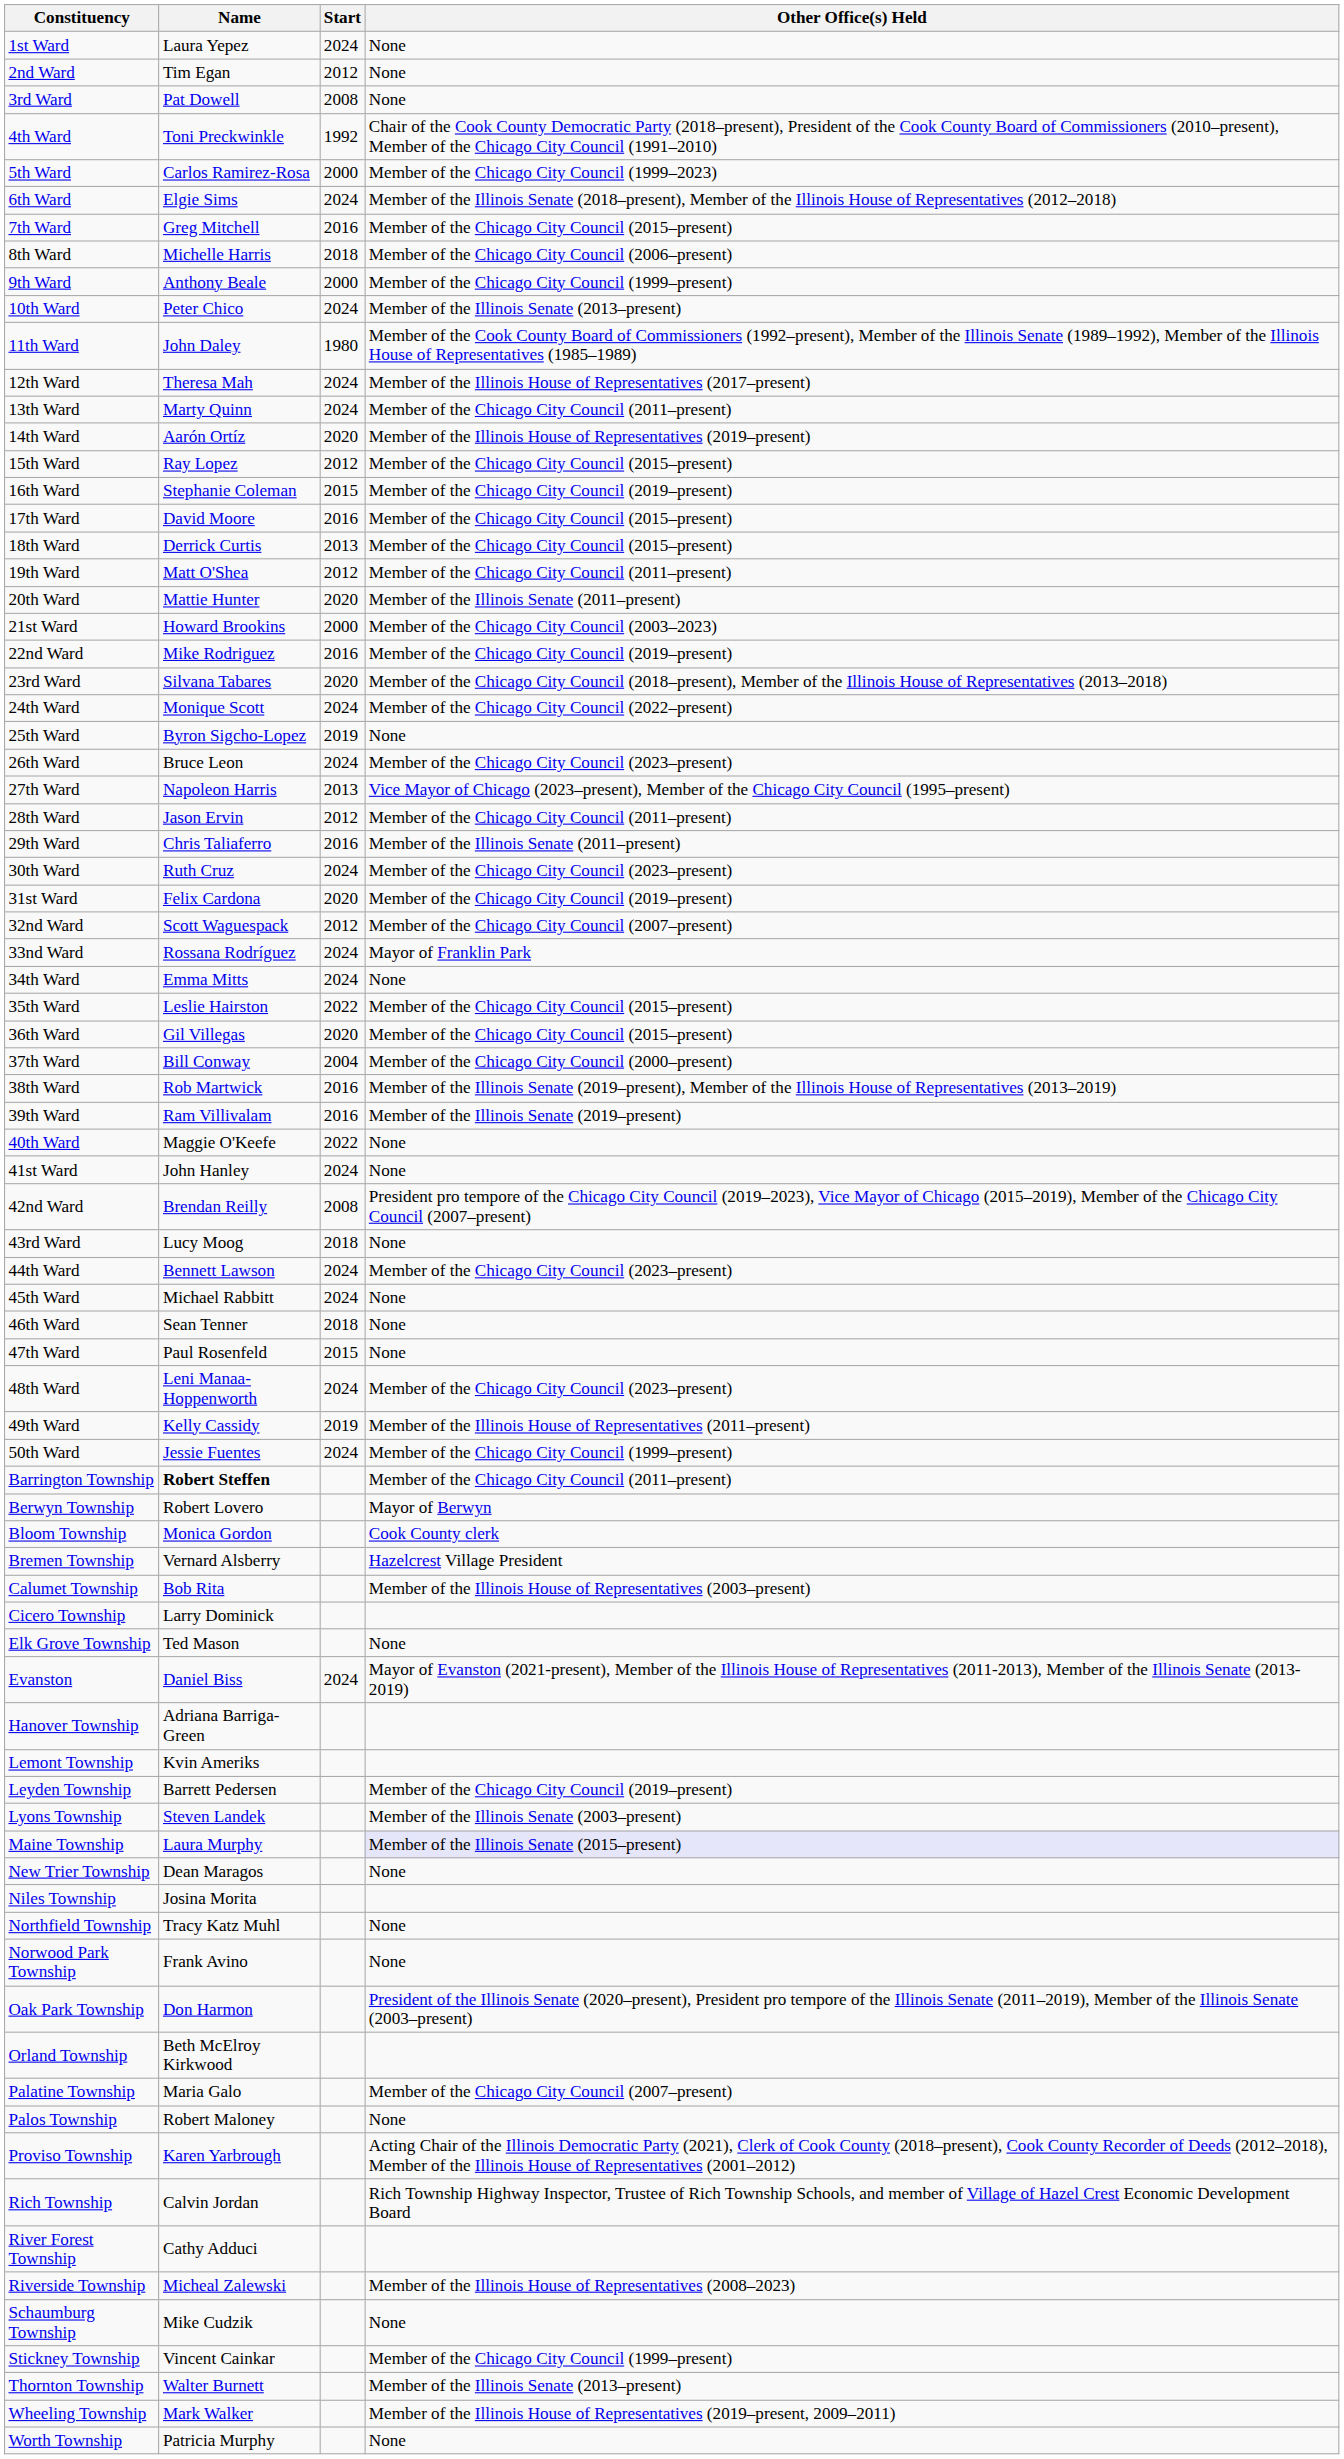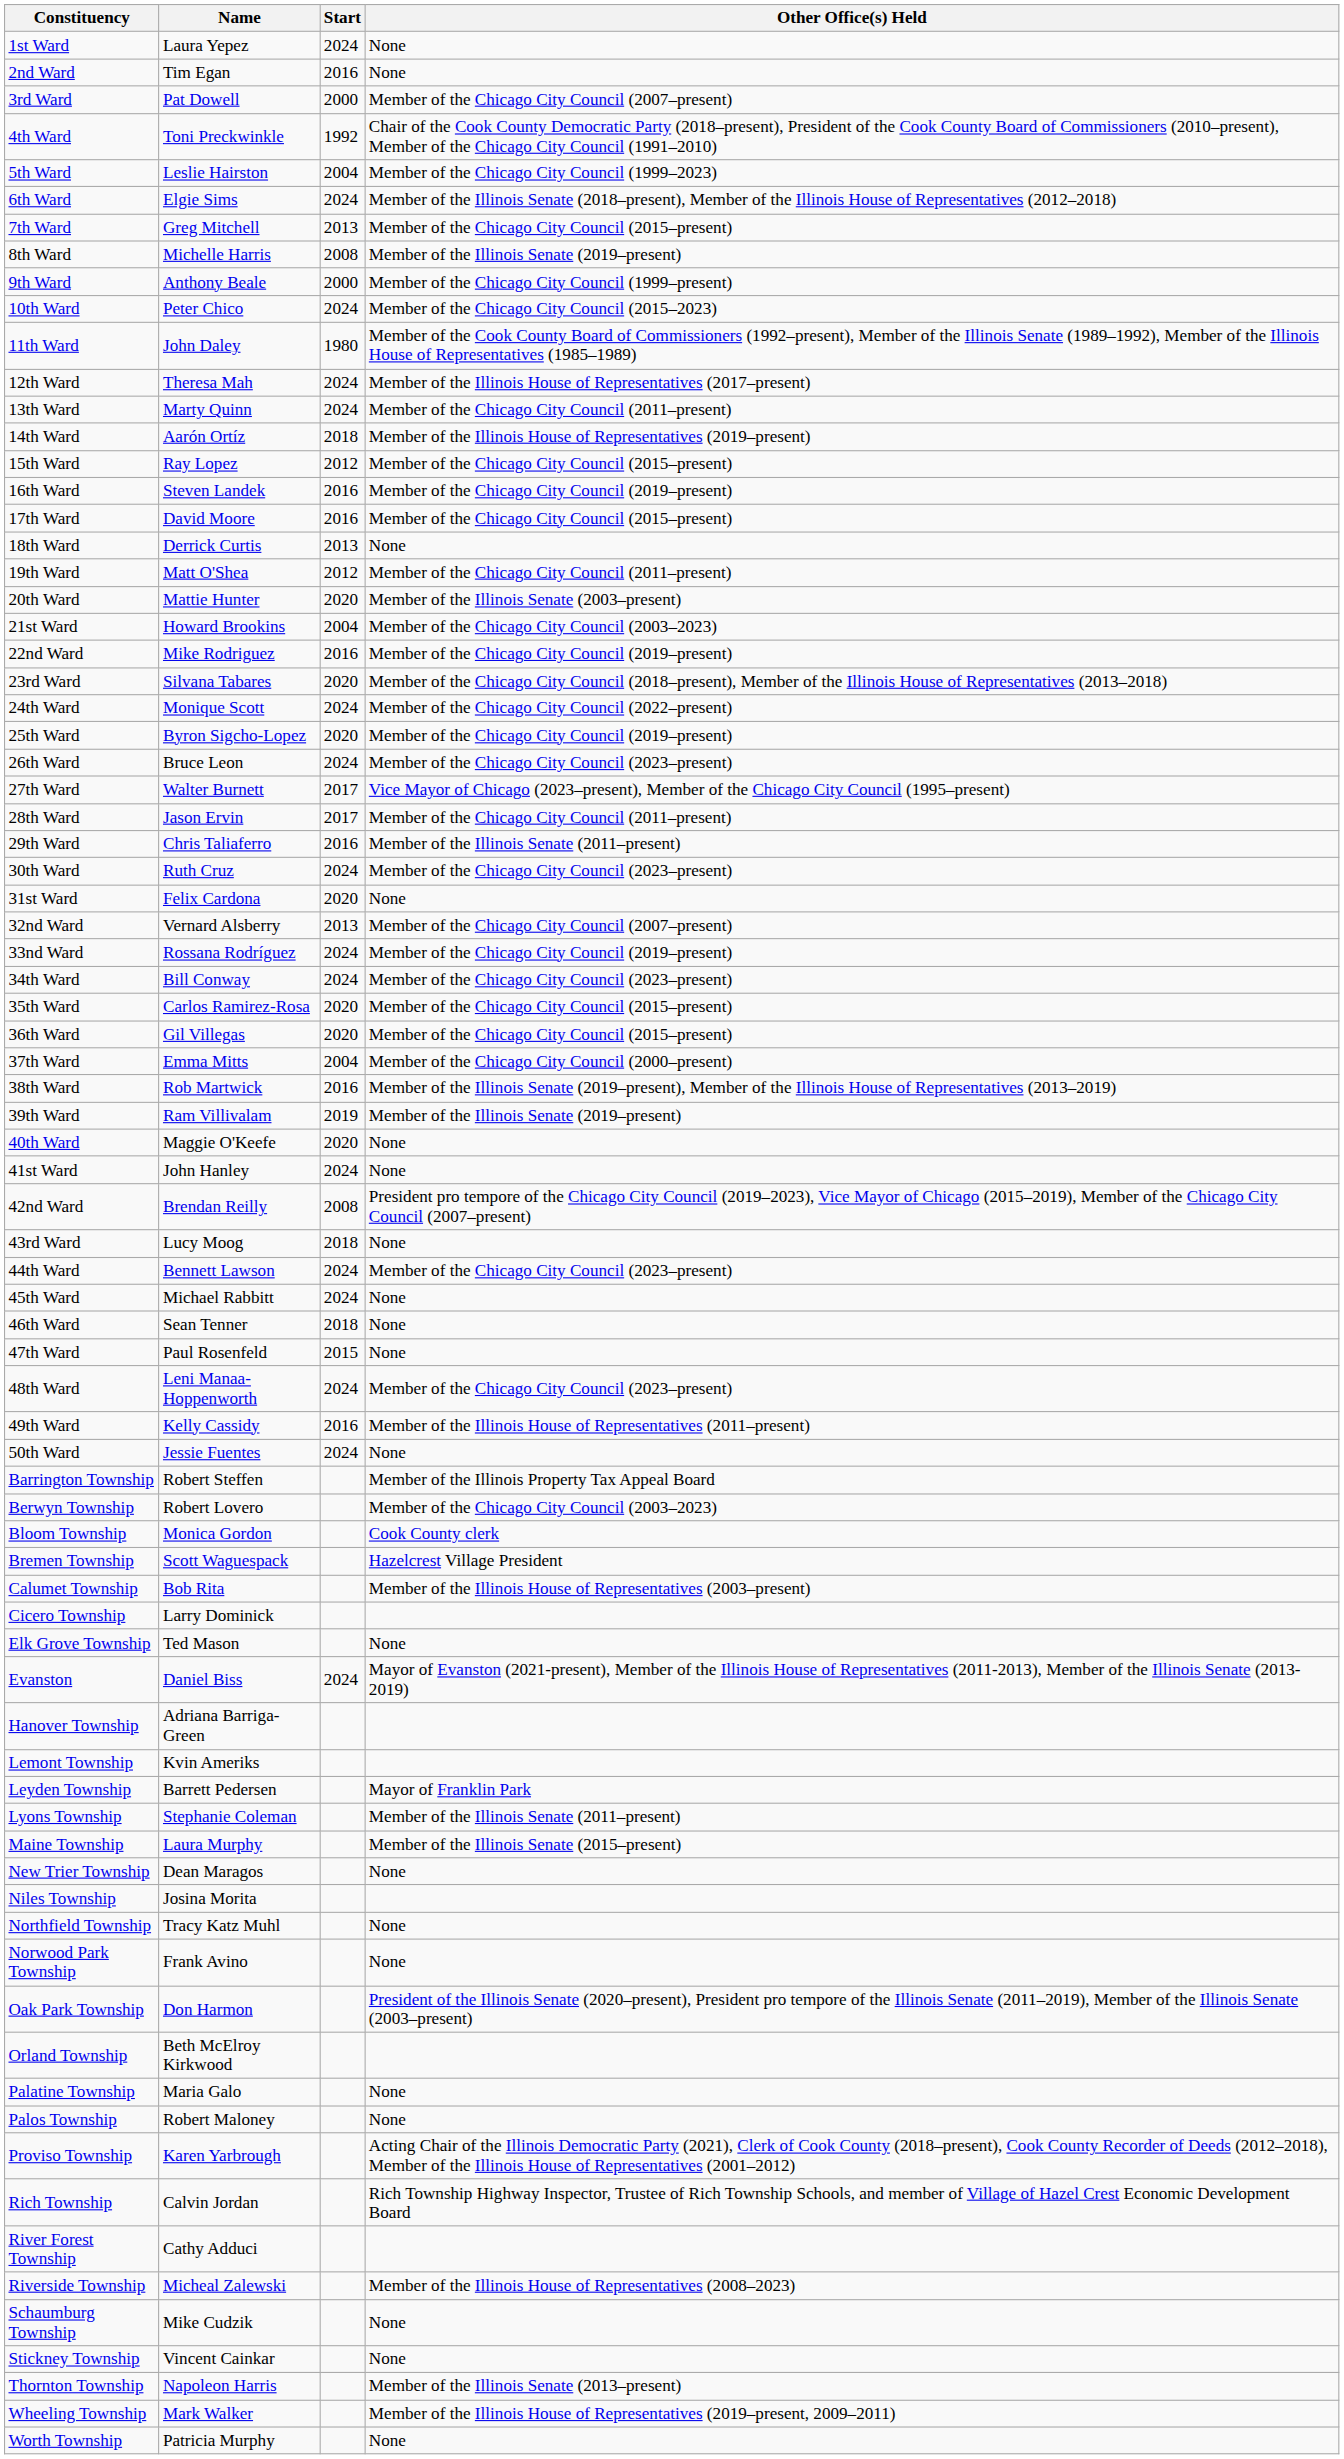(341, 72) 2012 -> (341, 72) 2016
(341, 99) 2008 -> (341, 99) 2000
(387, 99) None -> (550, 99) Member of the Chicago City Council (2007–present)
(236, 173) Carlos Ramirez-Rosa -> (216, 173) Leslie Hairston
(341, 173) 2000 -> (341, 173) 2004
(341, 227) 2016 -> (341, 227) 2013
(341, 254) 2018 -> (341, 254) 2008
(550, 254) Member of the Chicago City Council (2006–present) -> (525, 254) Member of the Illinois Senate (2019–present)
(525, 308) Member of the Illinois Senate (2013–present) -> (543, 308) Member of the Chicago City Council (2015–2023)
(341, 436) 2020 -> (341, 436) 2018
(230, 491) Stephanie Coleman -> (214, 491) Steven Landek
(341, 491) 2015 -> (341, 491) 2016
(550, 545) Member of the Chicago City Council (2015–present) -> (387, 545) None
(525, 599) Member of the Illinois Senate (2011–present) -> (525, 599) Member of the Illinois Senate (2003–present)
(341, 626) 2000 -> (341, 626) 2004
(341, 735) 2019 -> (341, 735) 2020
(387, 735) None -> (550, 735) Member of the Chicago City Council (2019–present)
(220, 789) Napoleon Harris -> (213, 789) Walter Burnett
(341, 789) 2013 -> (341, 789) 2017
(341, 816) 2012 -> (341, 816) 2017
(550, 898) Member of the Chicago City Council (2019–present) -> (387, 898) None
(226, 925) Scott Waguespack -> (222, 925) Vernard Alsberry
(341, 925) 2012 -> (341, 925) 2013
(450, 952) Mayor of Franklin Park -> (550, 952) Member of the Chicago City Council (2019–present)
(206, 979) Emma Mitts -> (206, 979) Bill Conway
(387, 979) None -> (550, 979) Member of the Chicago City Council (2023–present)
(216, 1006) Leslie Hairston -> (236, 1006) Carlos Ramirez-Rosa
(341, 1006) 2022 -> (341, 1006) 2020
(206, 1061) Bill Conway -> (206, 1061) Emma Mitts
(341, 1115) 2016 -> (341, 1115) 2019
(341, 1142) 2022 -> (341, 1142) 2020
(341, 1425) 2019 -> (341, 1425) 2016
(550, 1452) Member of the Chicago City Council (1999–present) -> (387, 1452) None
(216, 1479) bold -> (213, 1479) normal
(550, 1479) Member of the Chicago City Council (2011–present) -> (542, 1479) Member of the Illinois Property Tax Appeal Board
(430, 1506) Mayor of Berwyn -> (543, 1506) Member of the Chicago City Council (2003–2023)
(222, 1561) Vernard Alsberry -> (226, 1561) Scott Waguespack
(550, 1789) Member of the Chicago City Council (2019–present) -> (450, 1789) Mayor of Franklin Park
(214, 1817) Steven Landek -> (230, 1817) Stephanie Coleman
(525, 1817) Member of the Illinois Senate (2003–present) -> (525, 1817) Member of the Illinois Senate (2011–present)
(525, 1844) lavender background -> (525, 1844) no background
(550, 2092) Member of the Chicago City Council (2007–present) -> (387, 2092) None
(550, 2359) Member of the Chicago City Council (1999–present) -> (387, 2359) None
(213, 2386) Walter Burnett -> (220, 2386) Napoleon Harris
